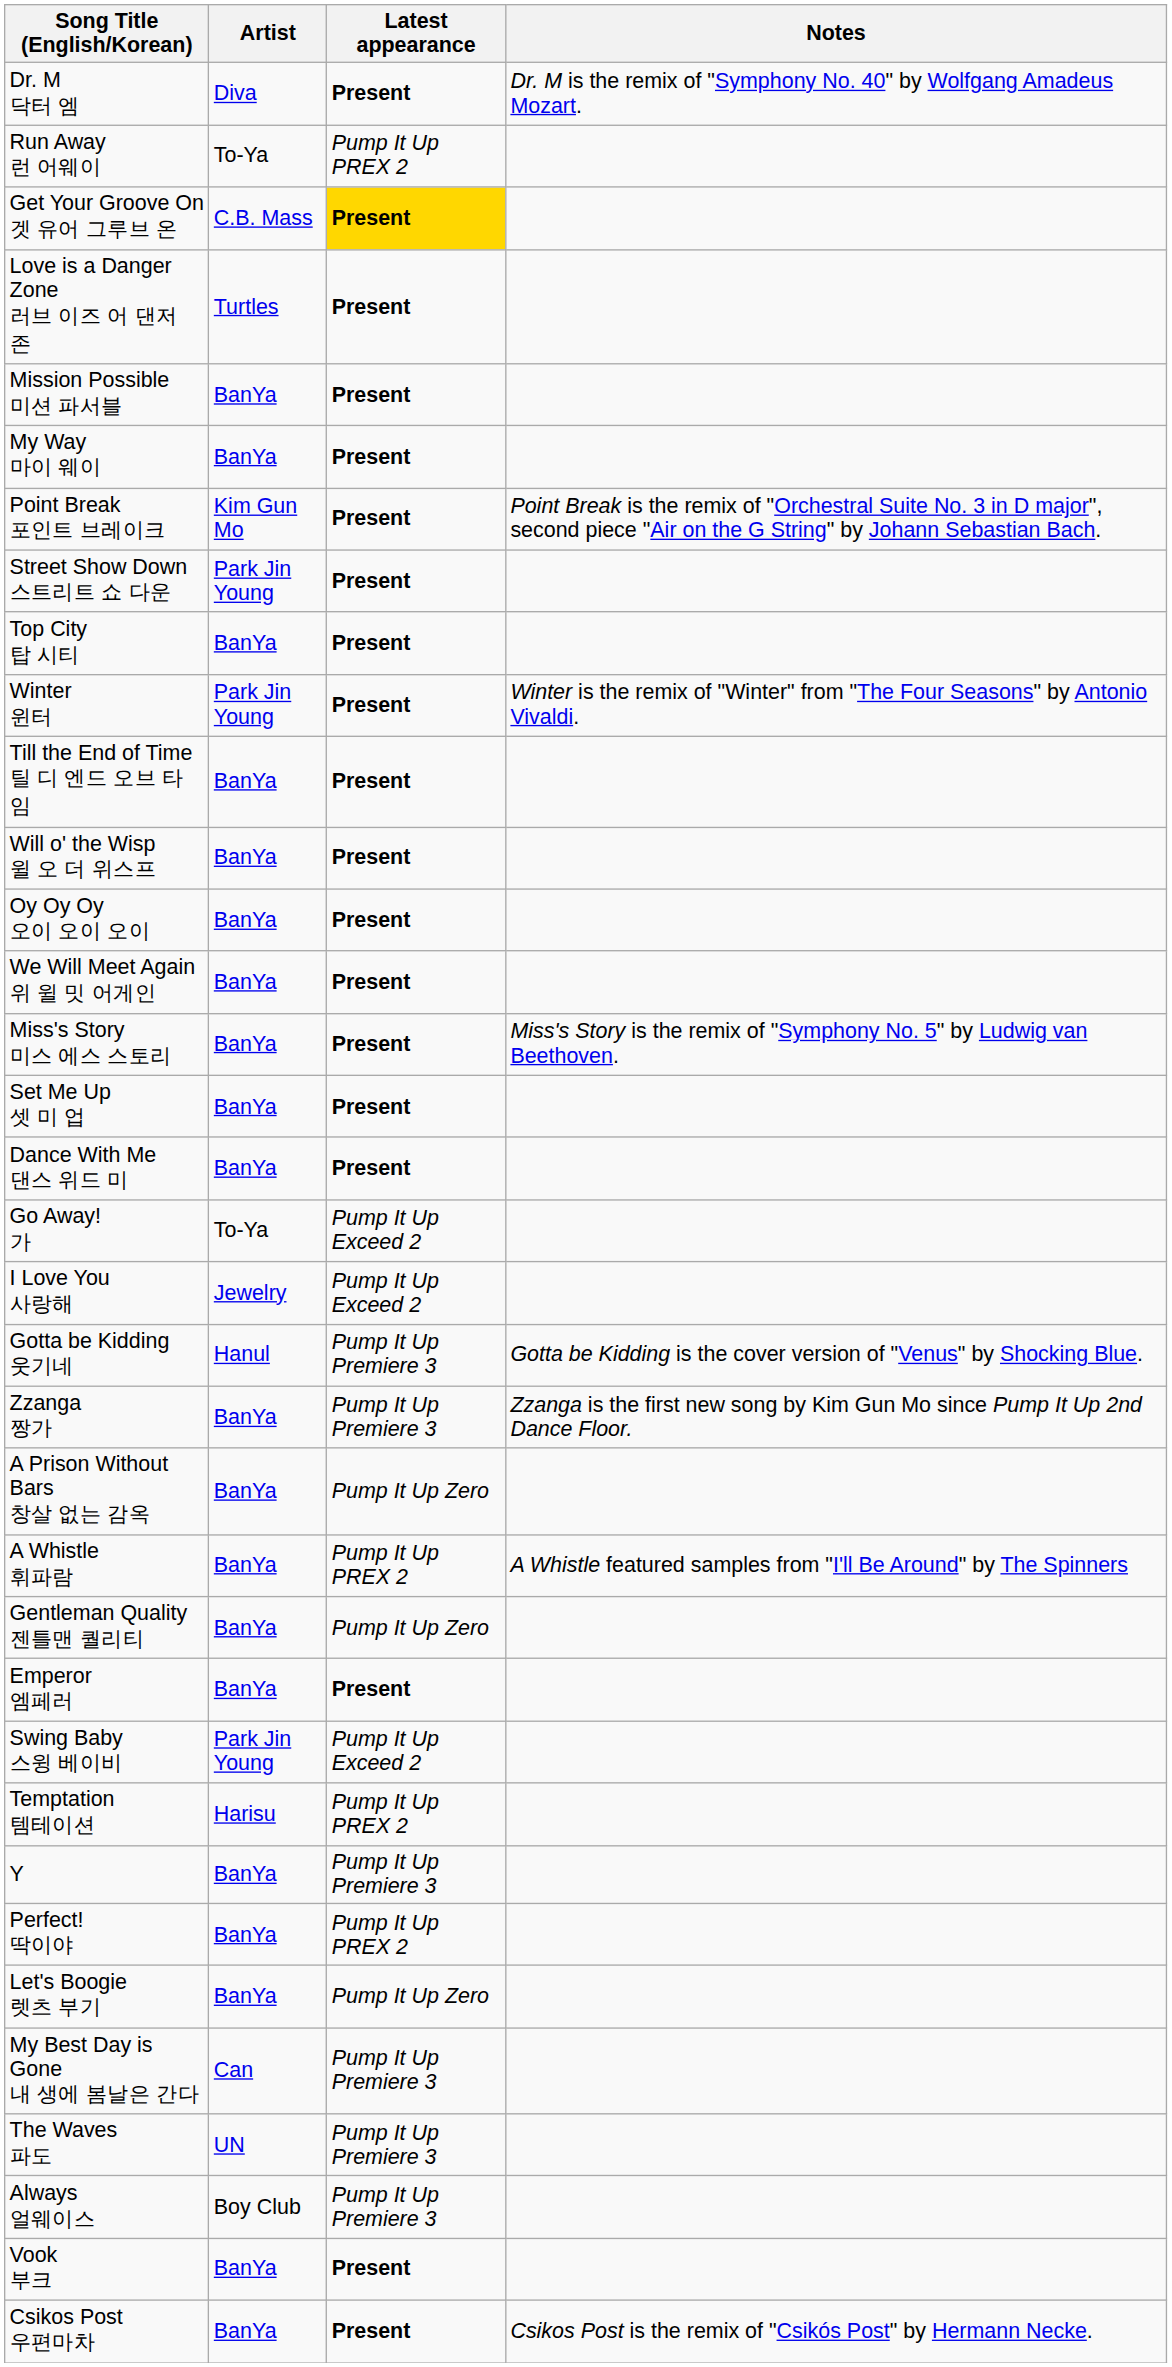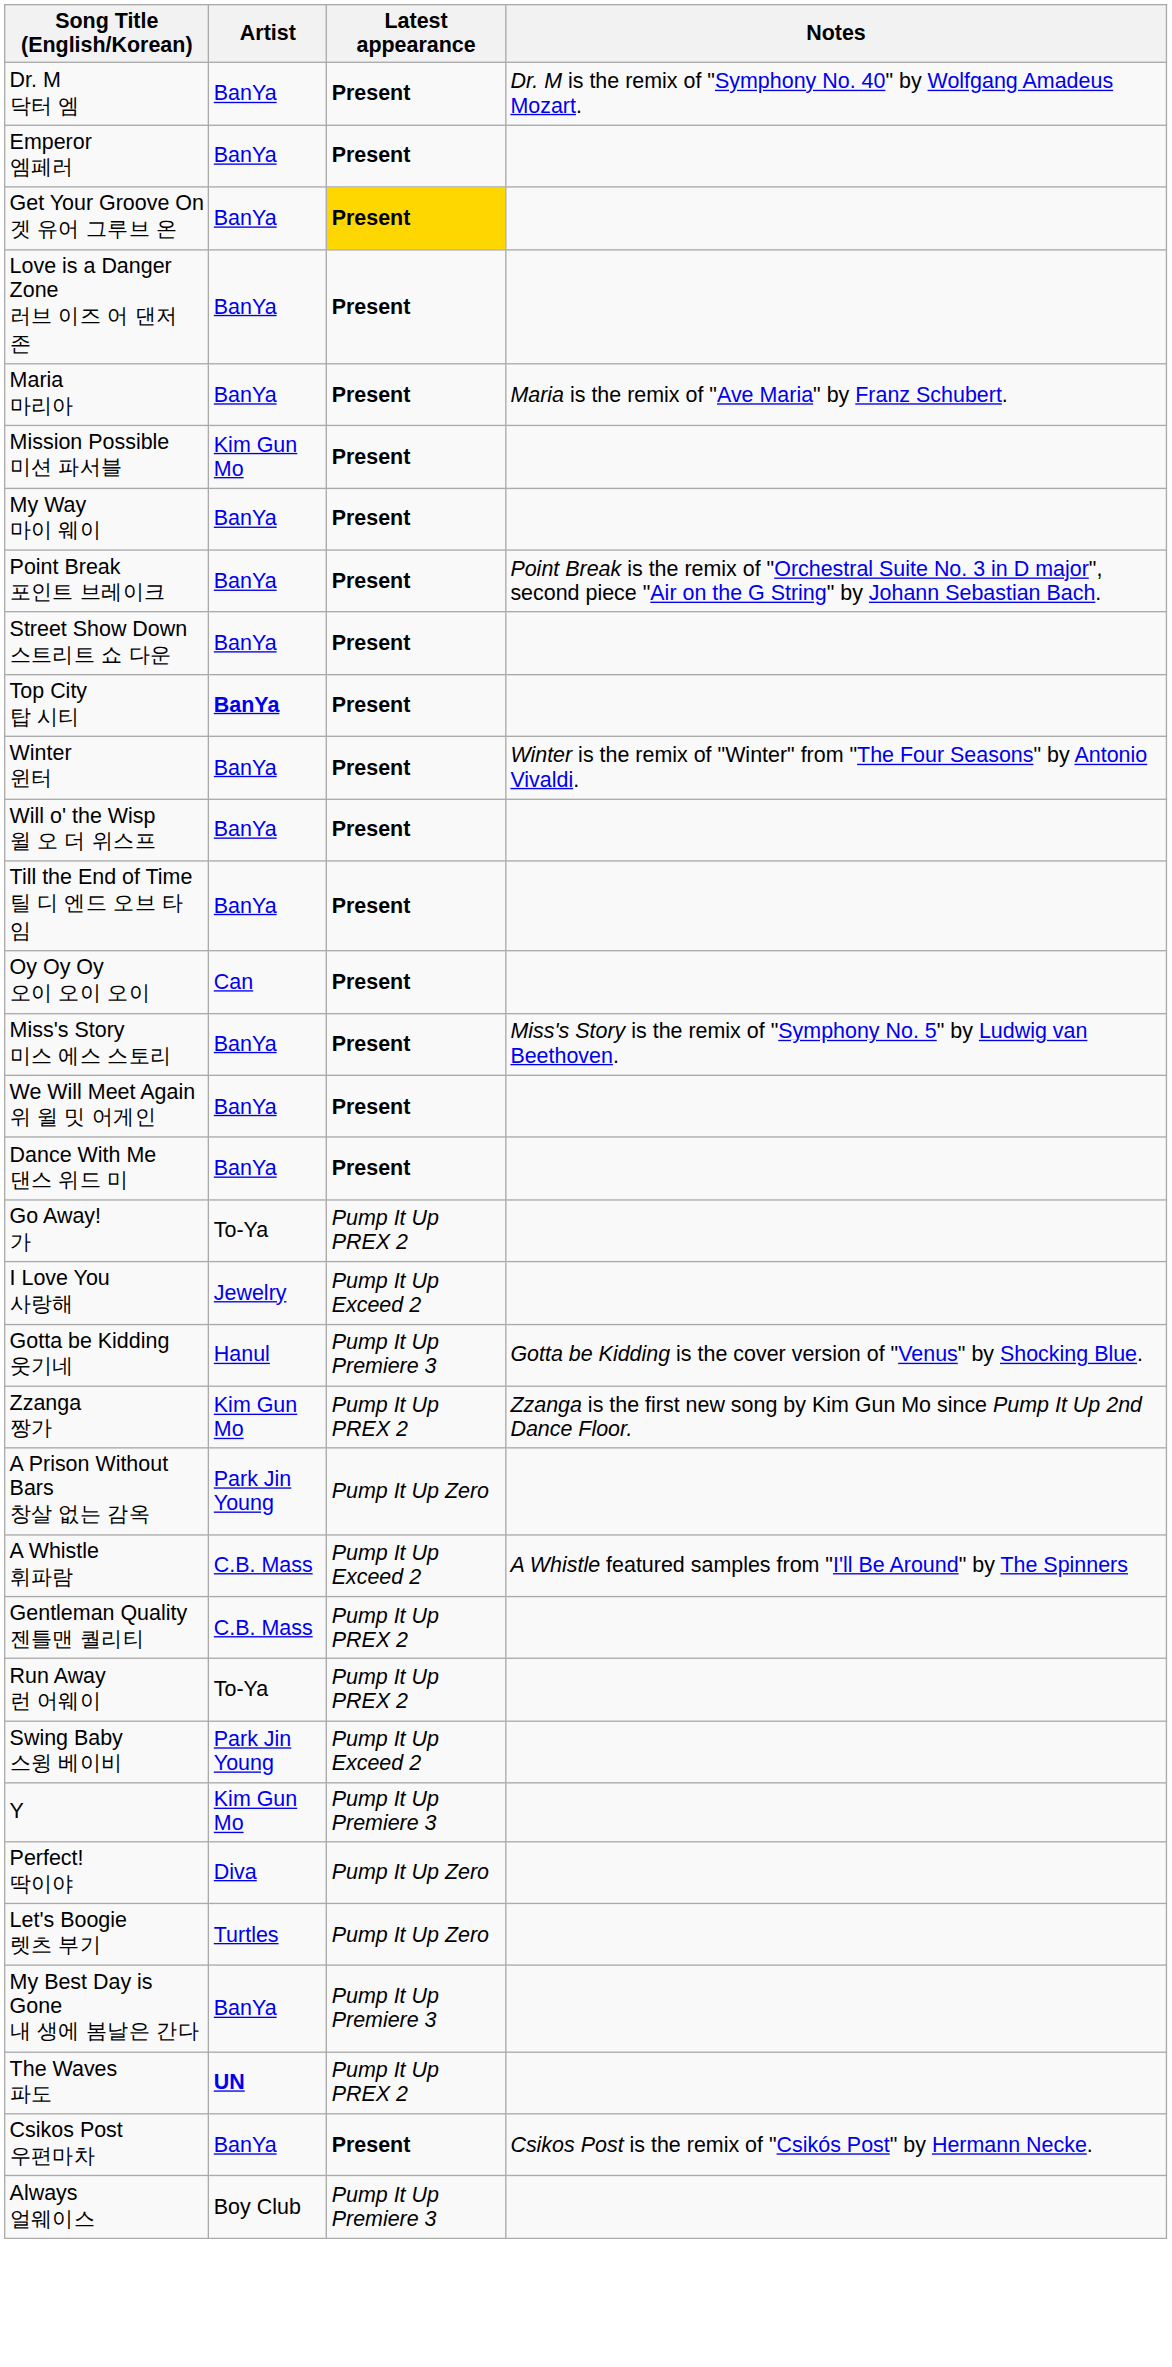(235, 93) Diva -> (245, 93) BanYa
rows swapped: (51, 1688) <-> (58, 154)
(263, 217) C.B. Mass -> (245, 217) BanYa
(246, 306) Turtles -> (245, 306) BanYa
+ row: (42, 393)
(245, 394) BanYa -> (256, 456) Kim Gun Mo
(256, 518) Kim Gun Mo -> (245, 580) BanYa
(253, 580) Park Jin Young -> (245, 643) BanYa
(245, 643) normal -> (247, 705) bold
(253, 705) Park Jin Young -> (245, 767) BanYa
rows swapped: (83, 856) <-> (101, 780)
(245, 919) BanYa -> (233, 981) Can
rows swapped: (102, 980) <-> (91, 1042)
- row: (60, 1104)
(385, 1230) Pump It Up Exceed 2 -> (385, 1230) Pump It Up PREX 2
(245, 1416) BanYa -> (256, 1416) Kim Gun Mo
(385, 1416) Pump It Up Premiere 3 -> (385, 1416) Pump It Up PREX 2
(245, 1491) BanYa -> (253, 1491) Park Jin Young
(245, 1565) BanYa -> (263, 1565) C.B. Mass
(385, 1565) Pump It Up PREX 2 -> (385, 1565) Pump It Up Exceed 2
(245, 1627) BanYa -> (263, 1627) C.B. Mass
(410, 1627) Pump It Up Zero -> (385, 1627) Pump It Up PREX 2
- row: (62, 1812)
(245, 1874) BanYa -> (256, 1811) Kim Gun Mo
(245, 1934) BanYa -> (235, 1872) Diva
(385, 1934) Pump It Up PREX 2 -> (410, 1872) Pump It Up Zero
(245, 1996) BanYa -> (246, 1934) Turtles
(233, 2070) Can -> (245, 2008) BanYa
(229, 2144) normal -> (229, 2082) bold
(385, 2144) Pump It Up Premiere 3 -> (385, 2082) Pump It Up PREX 2
rows swapped: (52, 2205) <-> (66, 2329)
- row: (33, 2267)
